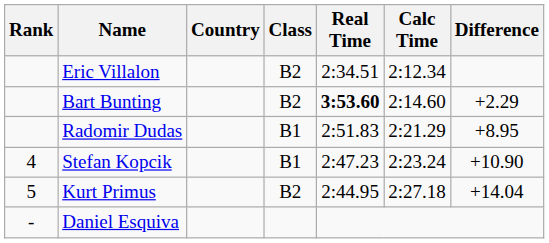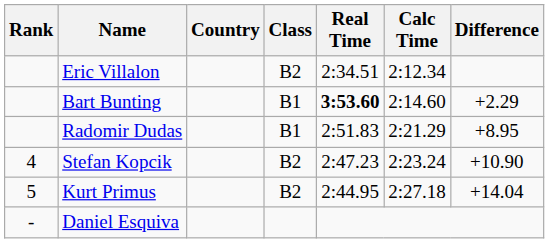(290, 101) B2 -> (290, 101) B1
(290, 161) B1 -> (290, 161) B2
